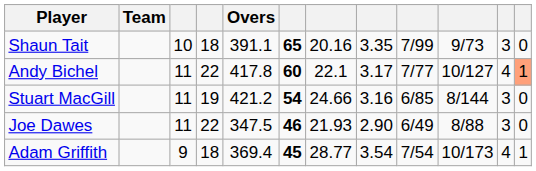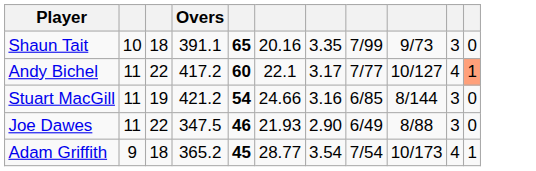- column: (144, 17)
(251, 71) 417.8 -> (200, 71) 417.2
(251, 152) 369.4 -> (200, 152) 365.2
